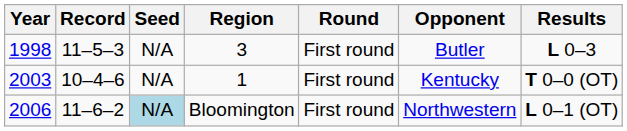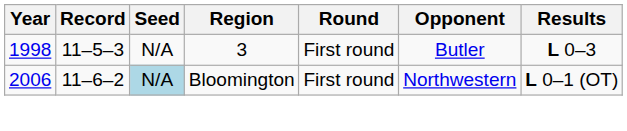- row: (30, 79)
